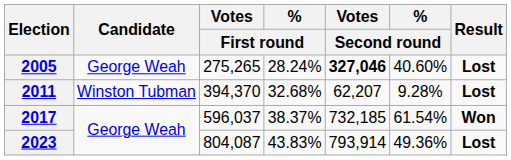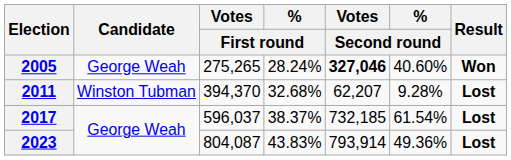(479, 67) Lost -> (479, 67) Won
(479, 117) Won -> (479, 117) Lost
